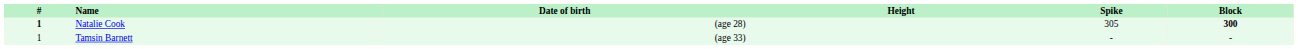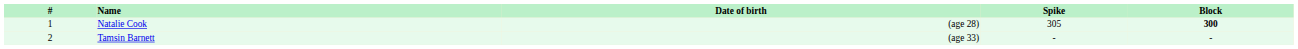- column: (901, 11)
(39, 24) bold -> (50, 24) normal
(39, 38) 1 -> (50, 38) 2
